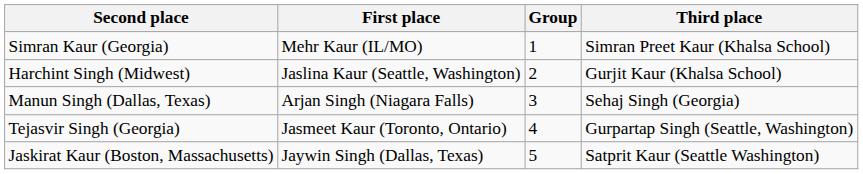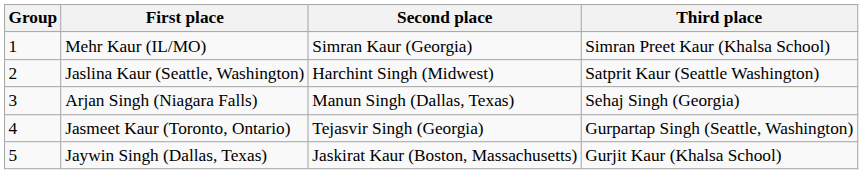columns swapped: (553, 18) <-> (141, 18)
(683, 73) Gurjit Kaur (Khalsa School) -> (702, 73) Satprit Kaur (Seattle Washington)
(702, 155) Satprit Kaur (Seattle Washington) -> (683, 155) Gurjit Kaur (Khalsa School)
